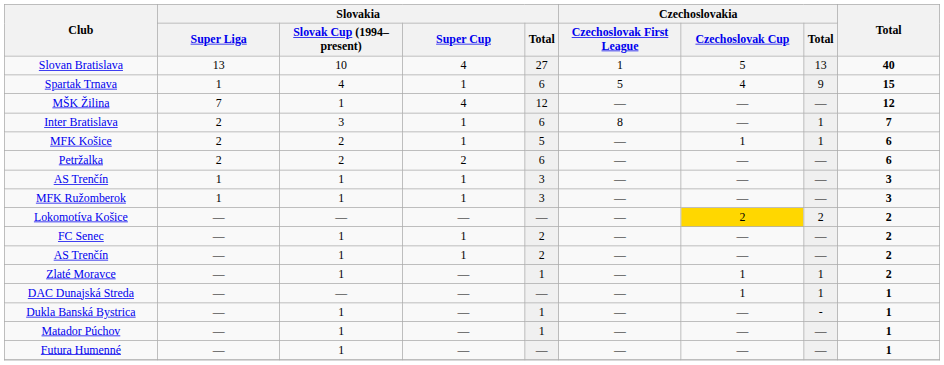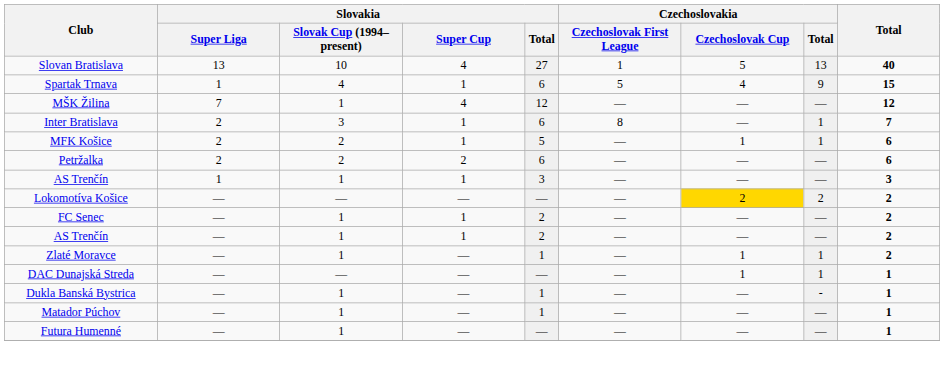- row: (81, 198)
